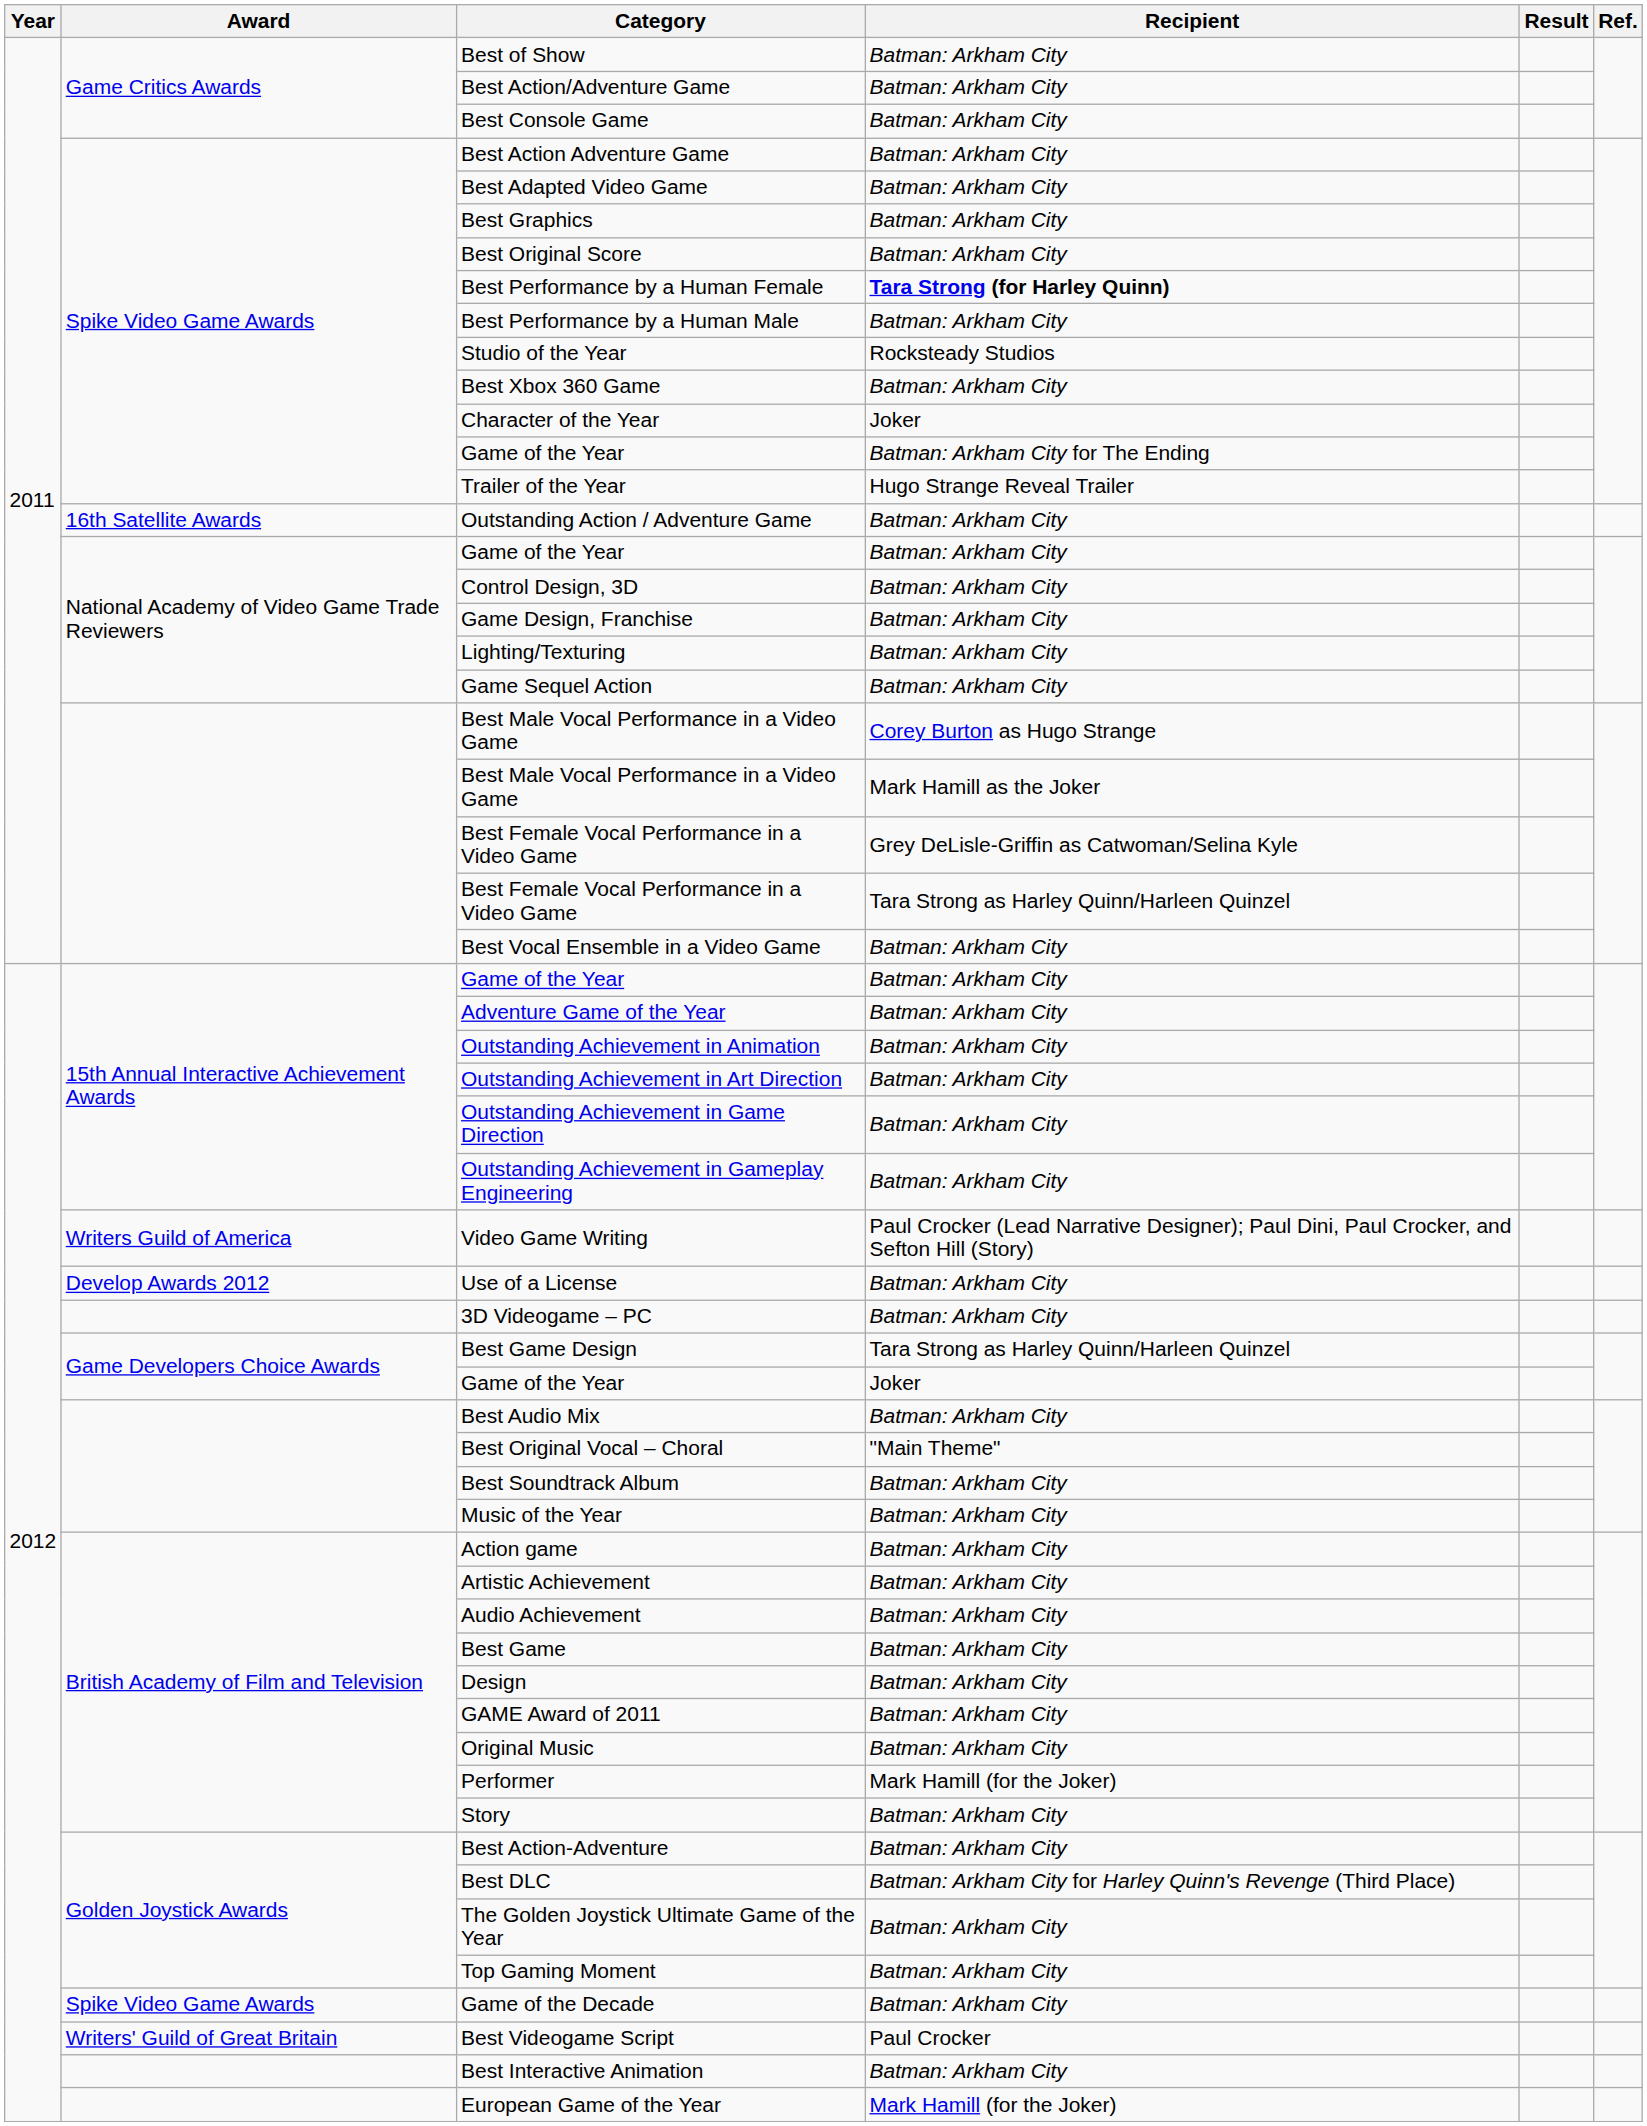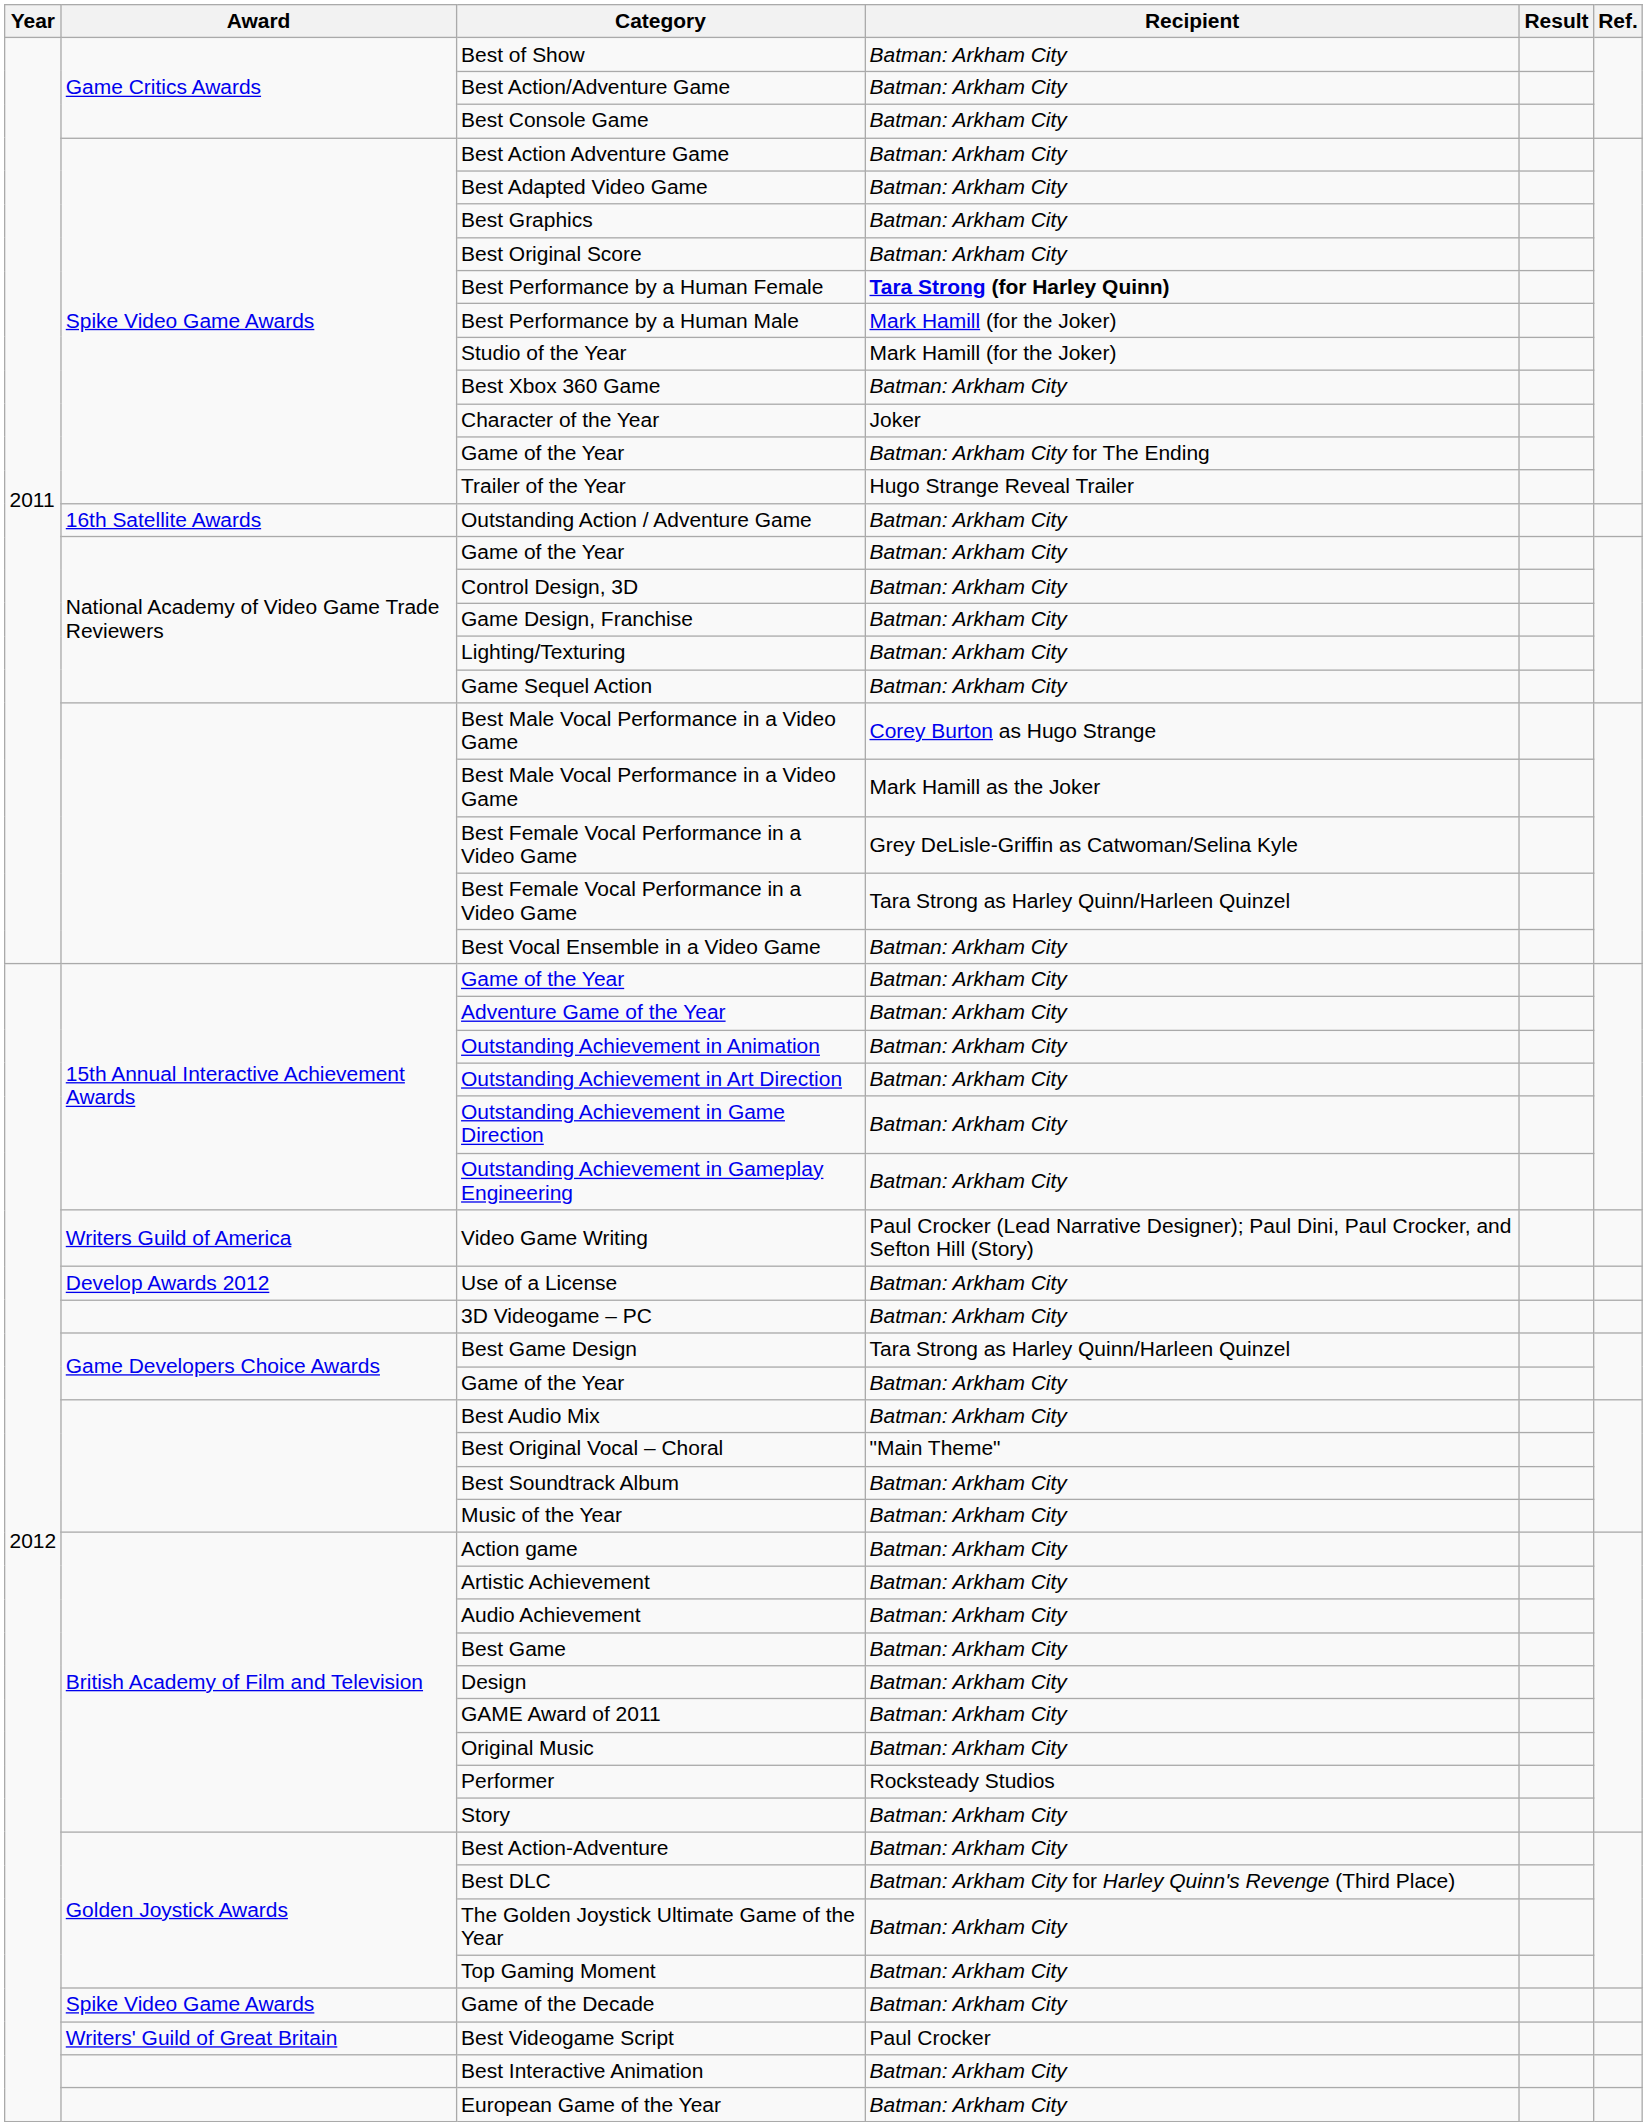(968, 320) Batman: Arkham City -> (993, 320) Mark Hamill (for the Joker)
(962, 353) Rocksteady Studios -> (993, 353) Mark Hamill (for the Joker)
(895, 1382) Joker -> (968, 1382) Batman: Arkham City
(993, 1781) Mark Hamill (for the Joker) -> (962, 1781) Rocksteady Studios
(993, 2104) Mark Hamill (for the Joker) -> (968, 2104) Batman: Arkham City
